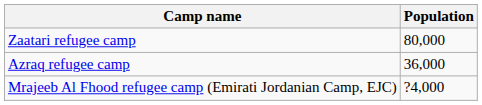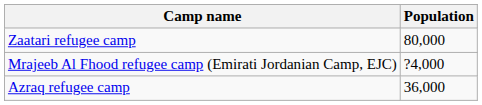rows swapped: (69, 64) <-> (202, 87)
